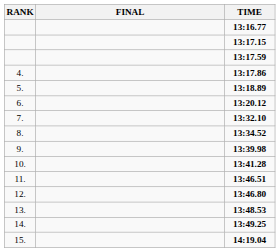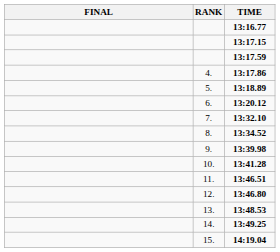columns swapped: (20, 12) <-> (130, 12)
